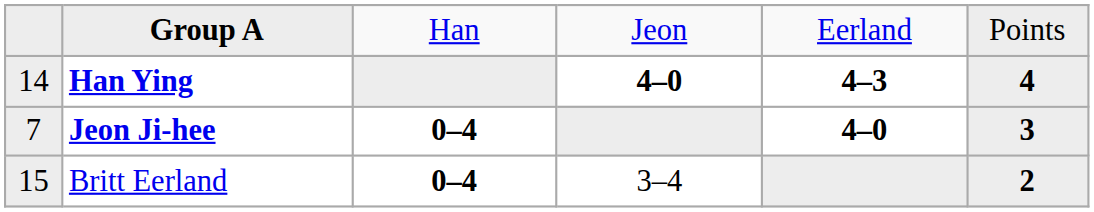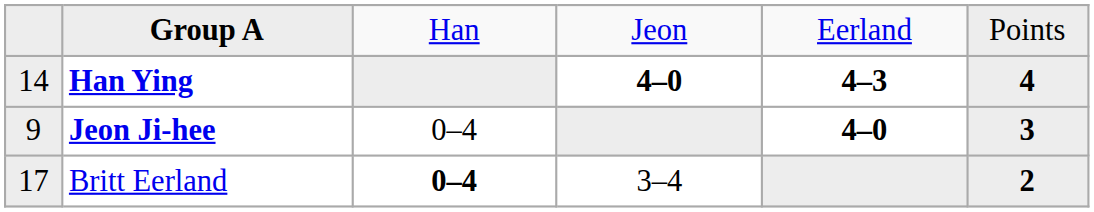(33, 130) 7 -> (33, 130) 9
(454, 130) bold -> (454, 130) normal
(33, 181) 15 -> (33, 181) 17
